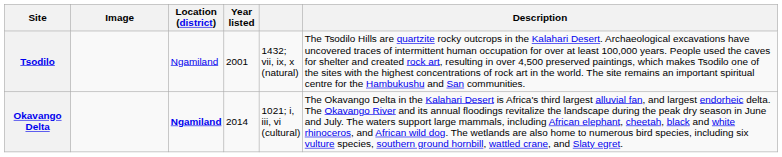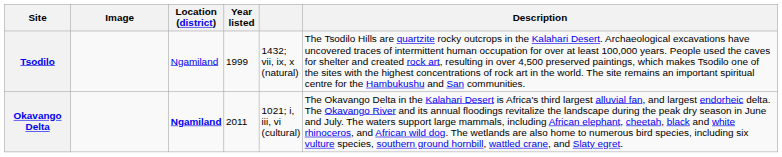(237, 61) 2001 -> (237, 61) 1999
(237, 121) 2014 -> (237, 121) 2011
